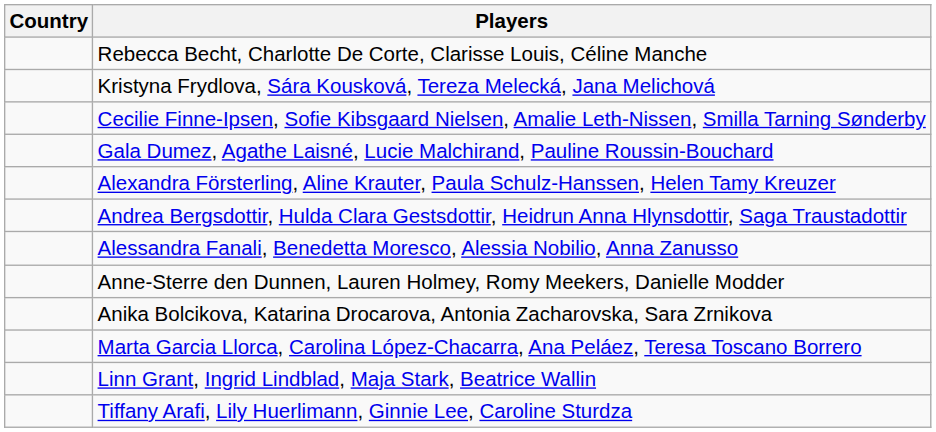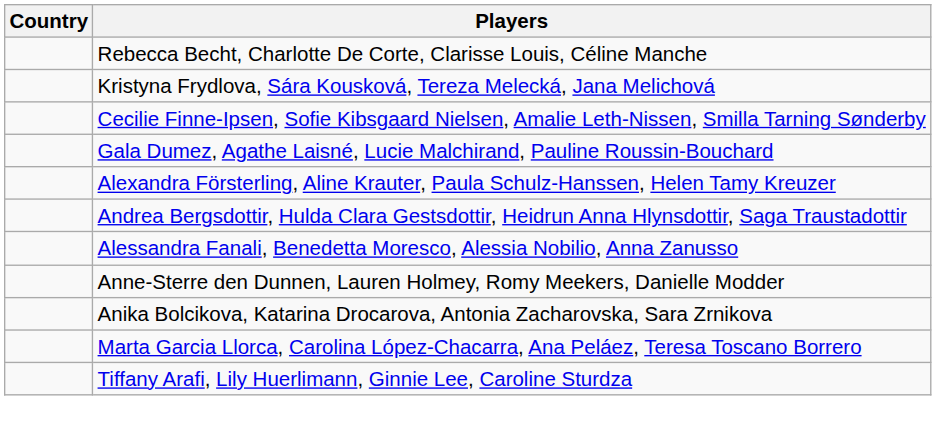- row: (347, 378)
